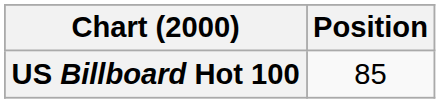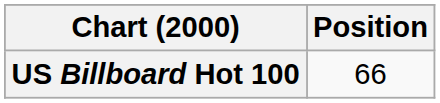(371, 73) 85 -> (371, 73) 66
